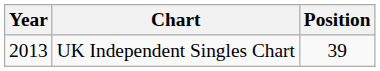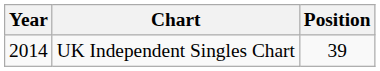(28, 50) 2013 -> (28, 50) 2014
